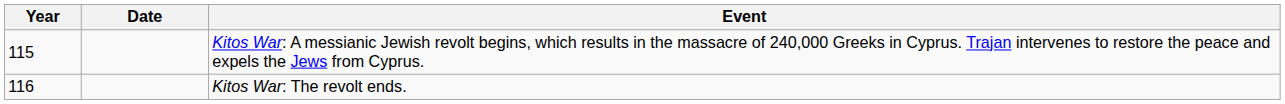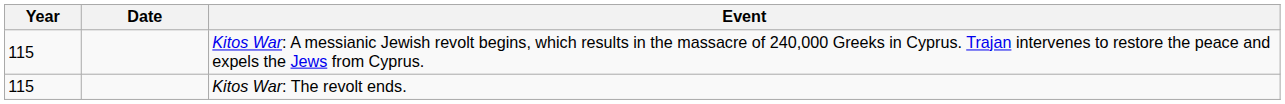(21, 86) 116 -> (21, 86) 115
